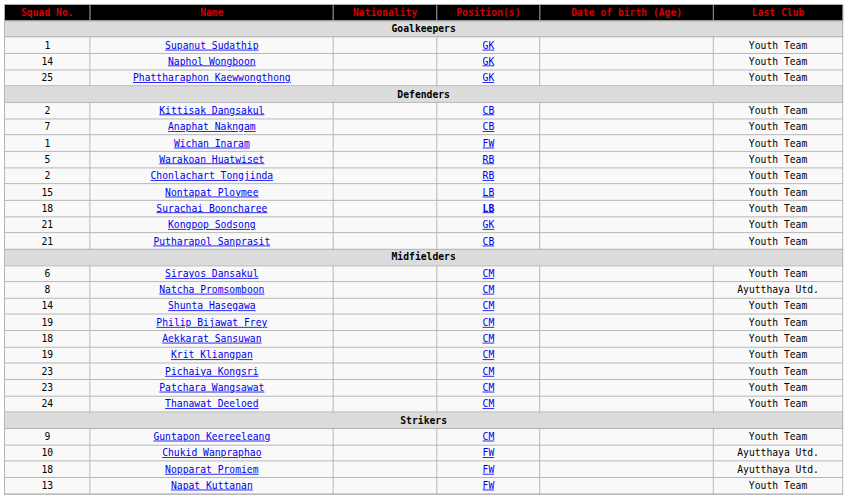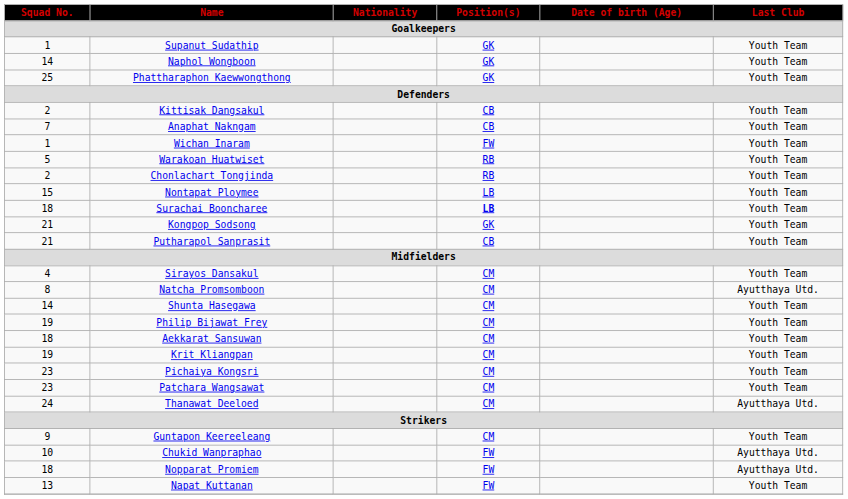(47, 273) 6 -> (47, 273) 4
(778, 404) Youth Team -> (778, 404) Ayutthaya Utd.
